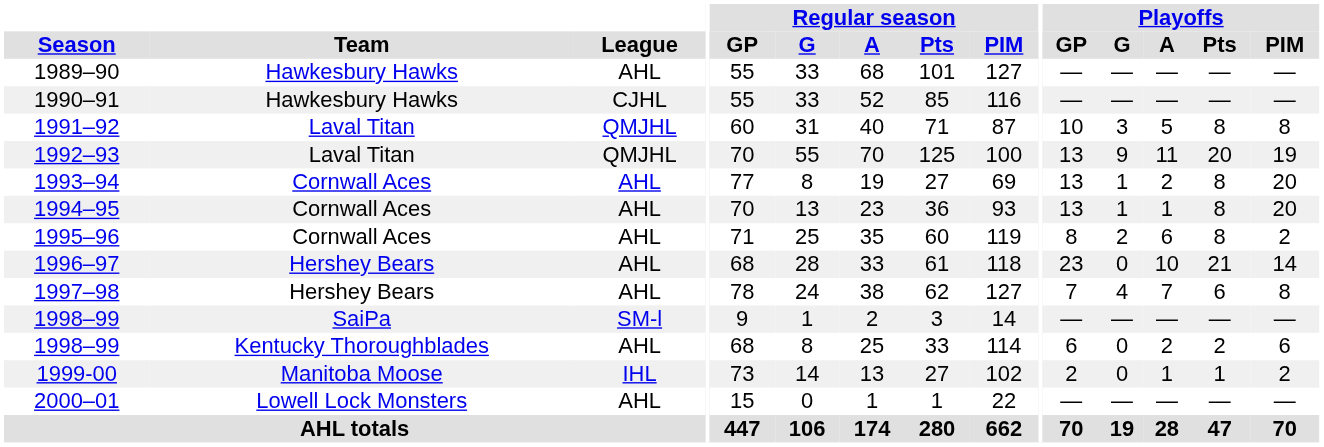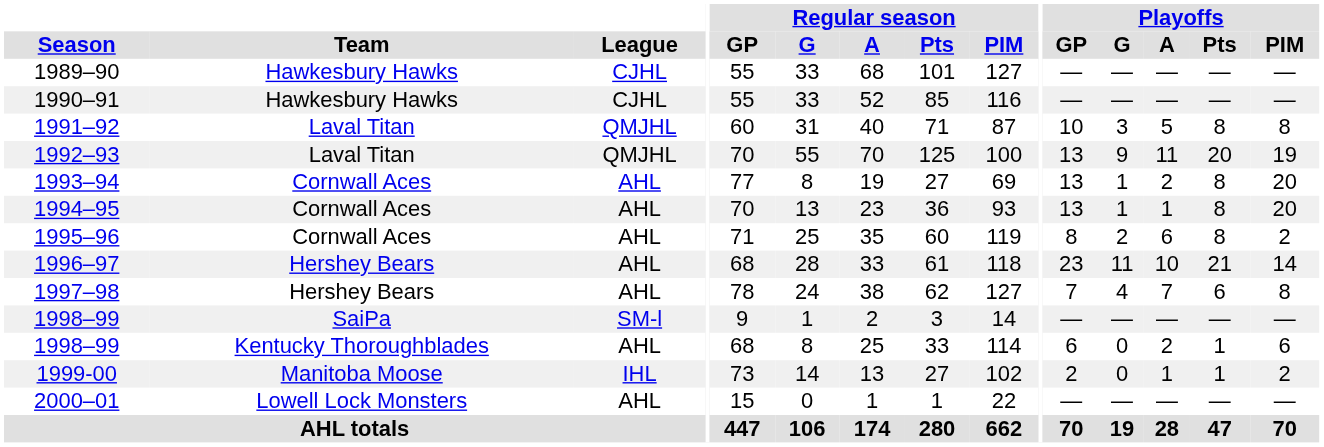(640, 72) AHL -> (640, 72) CJHL
(1122, 264) 0 -> (1122, 264) 11
(1220, 346) 2 -> (1220, 346) 1
